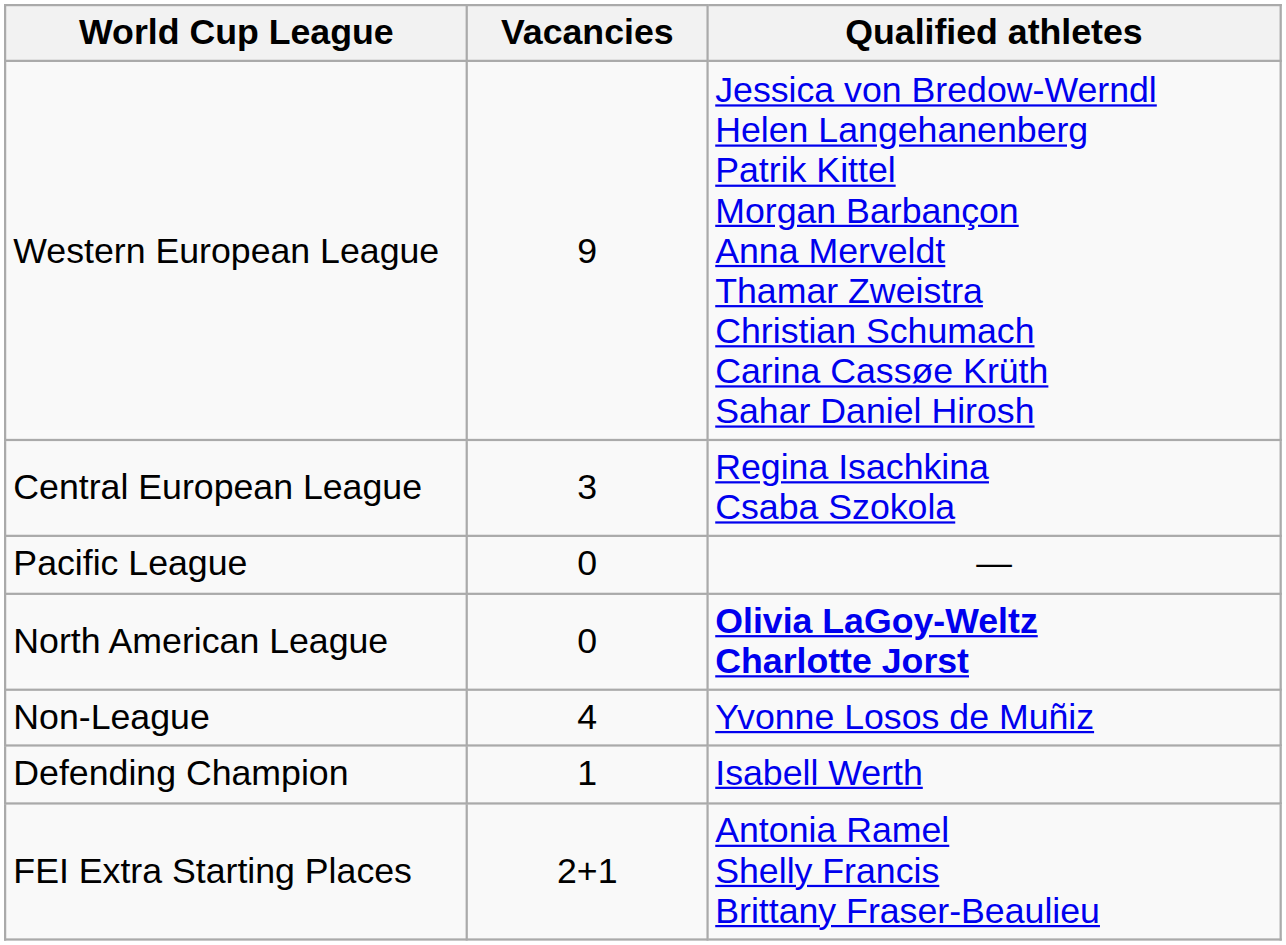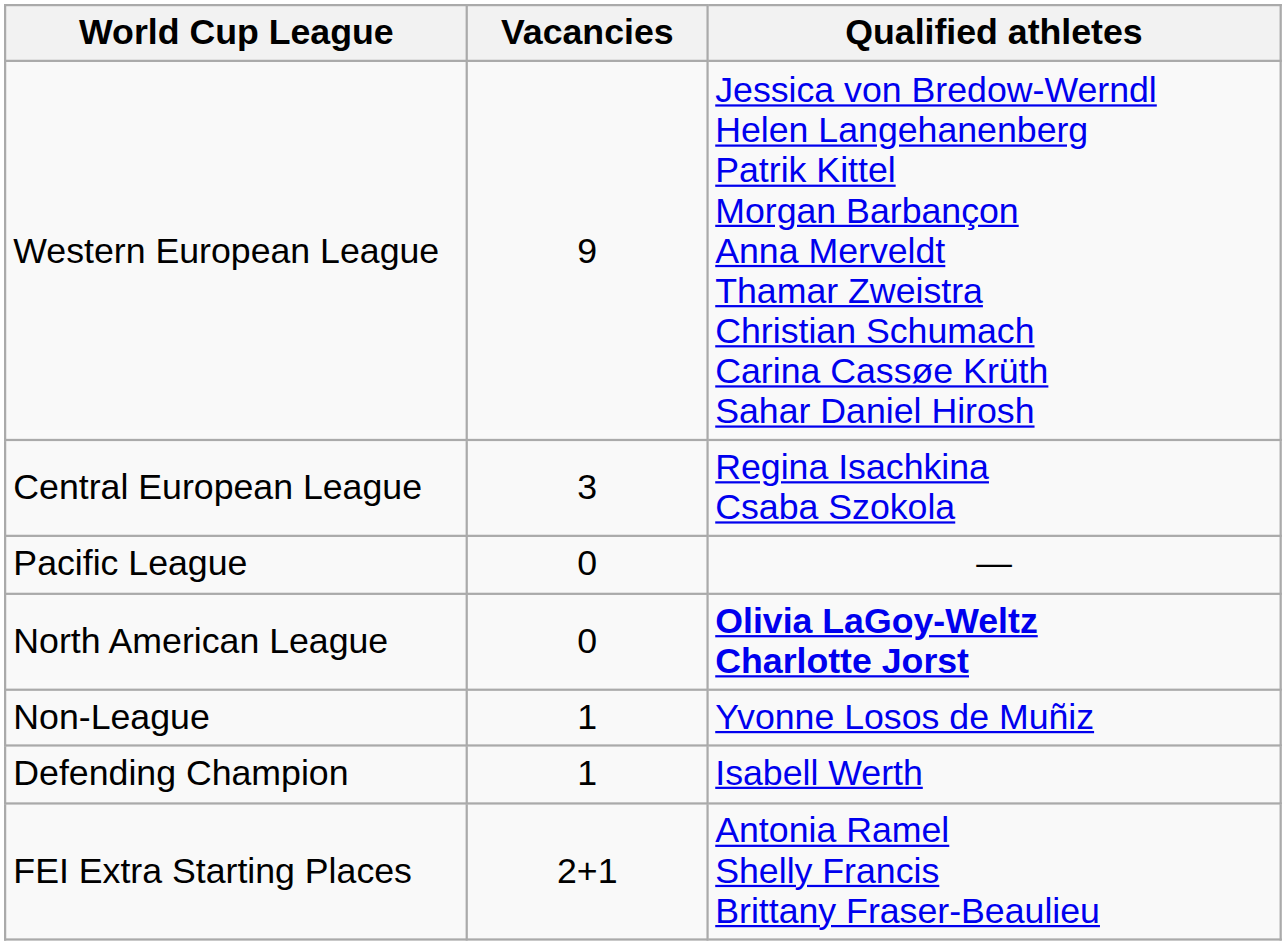(587, 717) 4 -> (587, 717) 1
